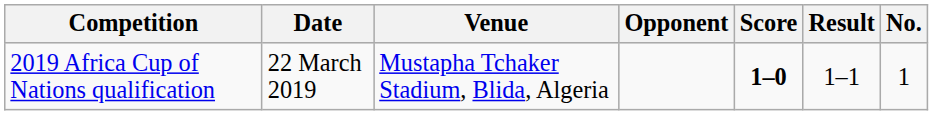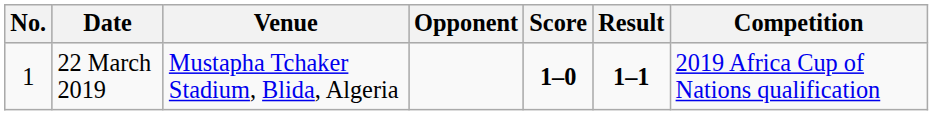columns swapped: (904, 23) <-> (133, 23)
(842, 76) normal -> (631, 76) bold
